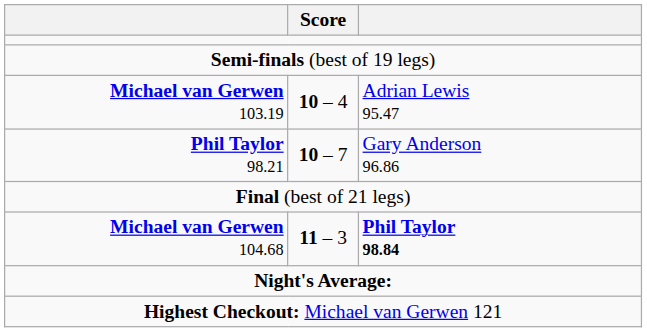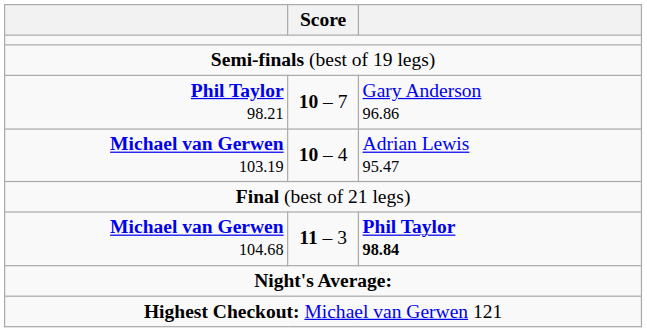rows swapped: (197, 101) <-> (237, 154)
